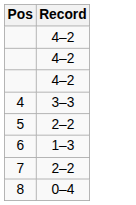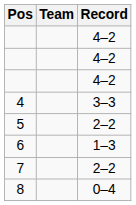+ column: (57, 15)
